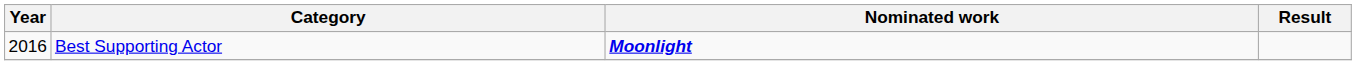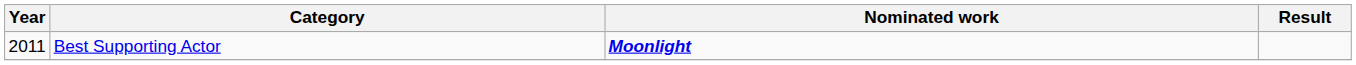(28, 45) 2016 -> (27, 45) 2011
